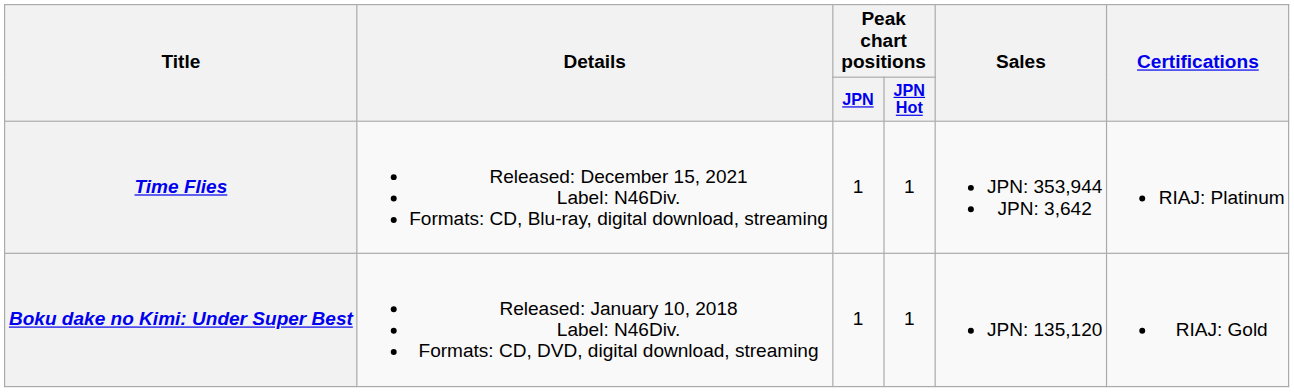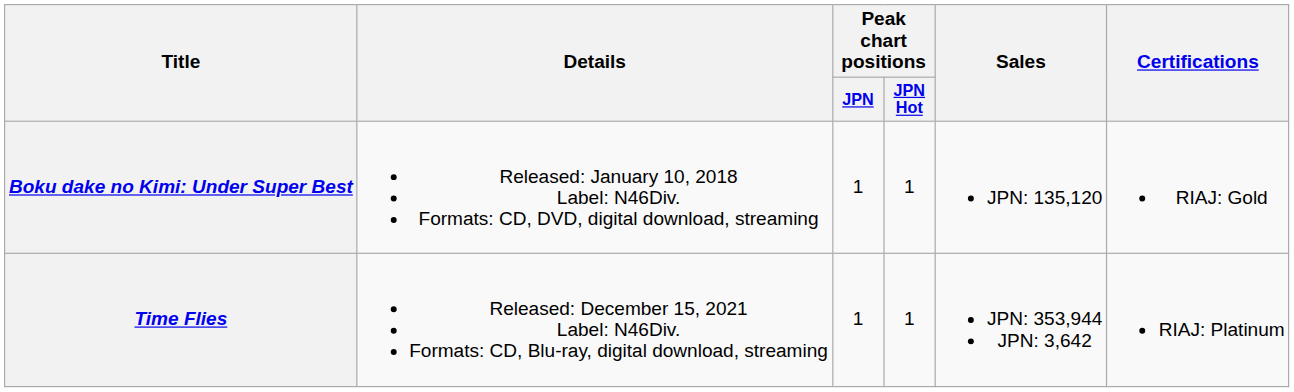rows swapped: (181, 319) <-> (181, 187)
